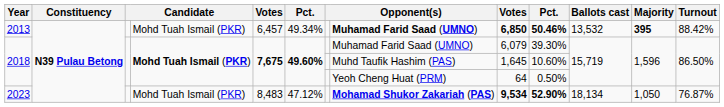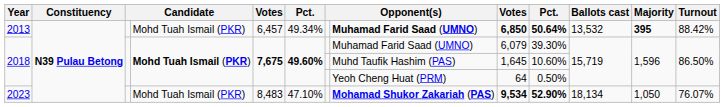(549, 29) 50.46% -> (549, 29) 50.64%
(305, 94) 47.12% -> (305, 94) 47.10%
(696, 94) 76.87% -> (696, 94) 76.07%
